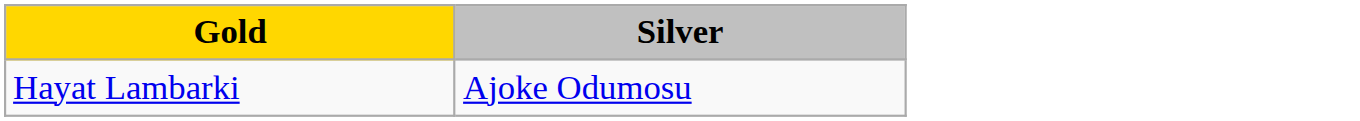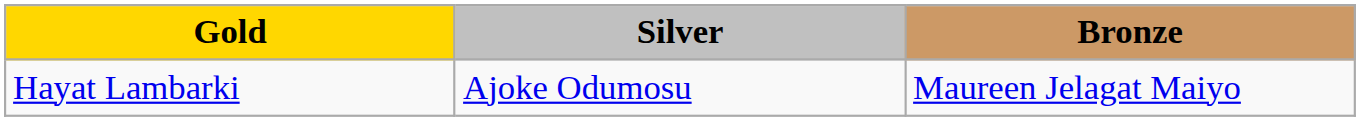+ column: (1130, 32)
